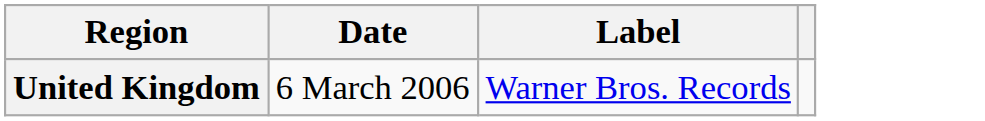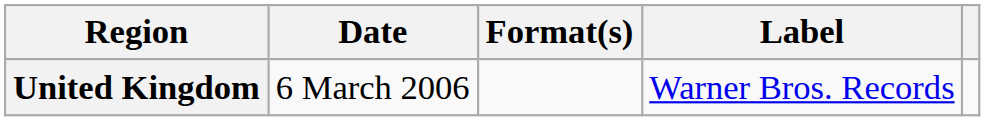+ column: (559, 31)
